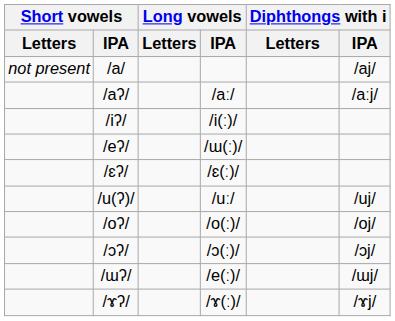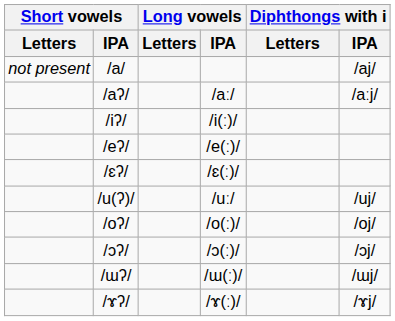(223, 146) /ɯ(ː)/ -> (223, 146) /e(ː)/
(223, 276) /e(ː)/ -> (223, 276) /ɯ(ː)/
